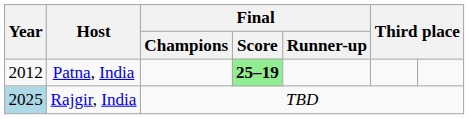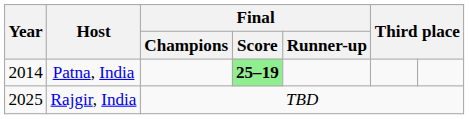(26, 72) 2012 -> (26, 72) 2014
(26, 99) lightblue background -> (26, 99) no background
